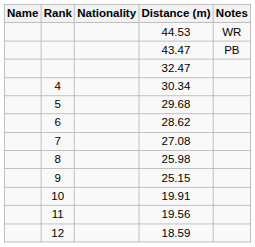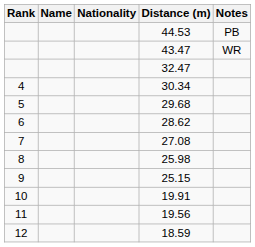columns swapped: (58, 13) <-> (23, 13)
(232, 31) WR -> (232, 31) PB
(232, 50) PB -> (232, 50) WR
